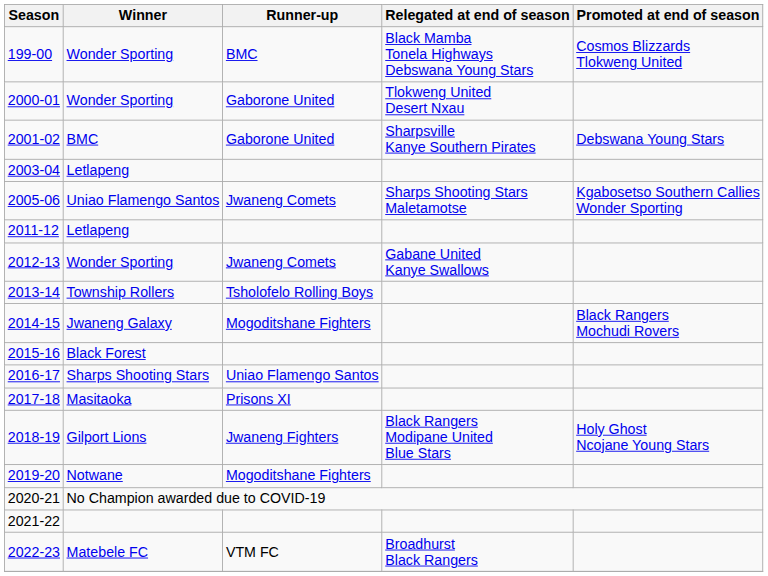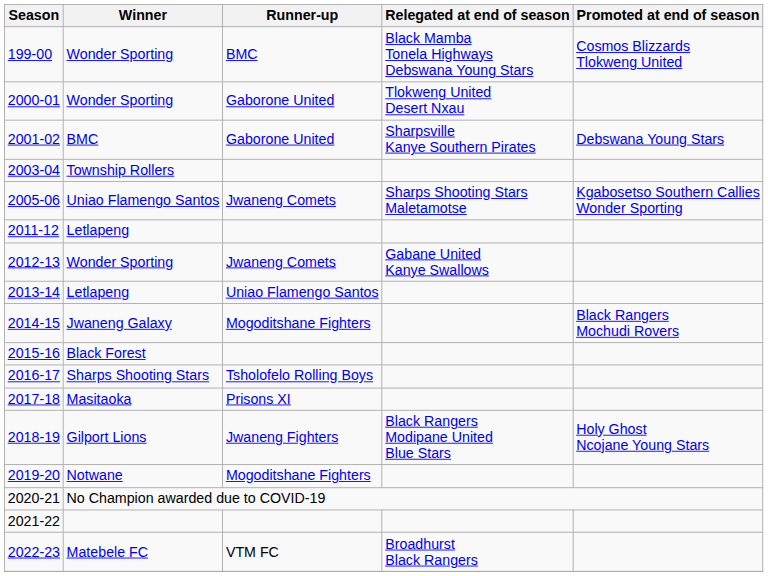(98, 170) Letlapeng -> (120, 170) Township Rollers
(120, 292) Township Rollers -> (98, 292) Letlapeng
(300, 292) Tsholofelo Rolling Boys -> (302, 292) Uniao Flamengo Santos
(302, 376) Uniao Flamengo Santos -> (300, 376) Tsholofelo Rolling Boys
